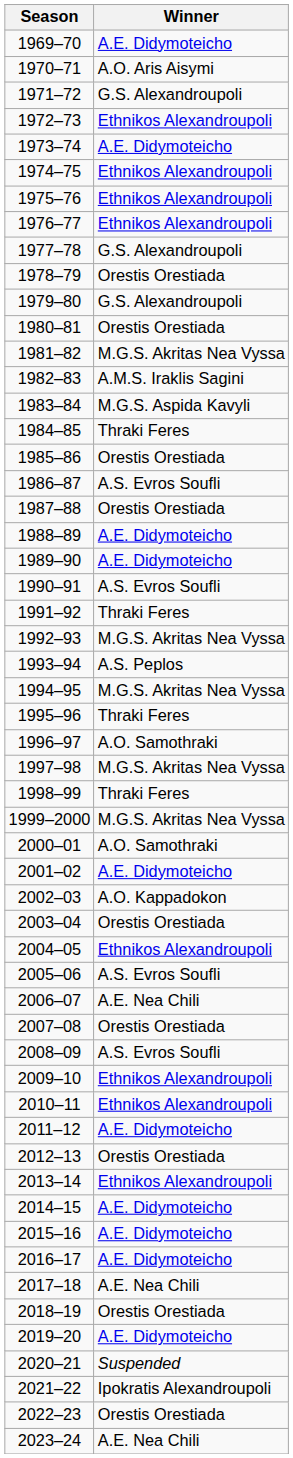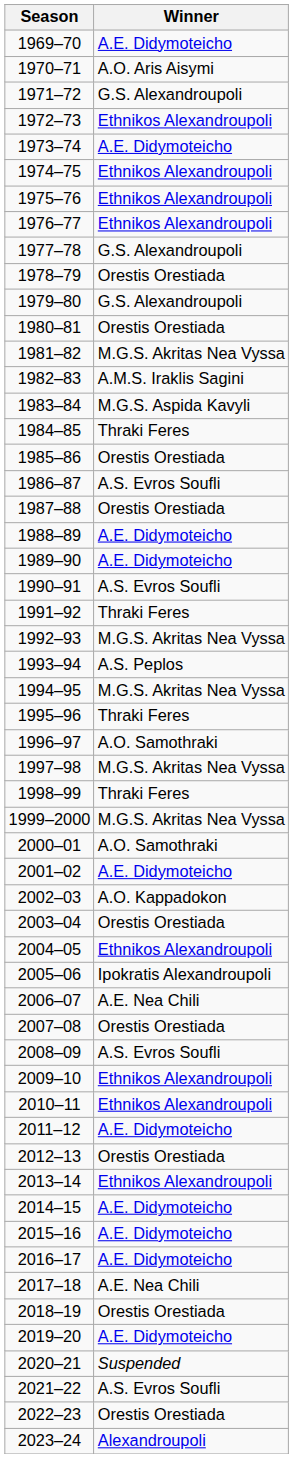(159, 975) A.S. Evros Soufli -> (184, 975) Ipokratis Alexandroupoli
(184, 1389) Ipokratis Alexandroupoli -> (159, 1389) A.S. Evros Soufli
(149, 1440) A.E. Nea Chili -> (152, 1440) Alexandroupoli
